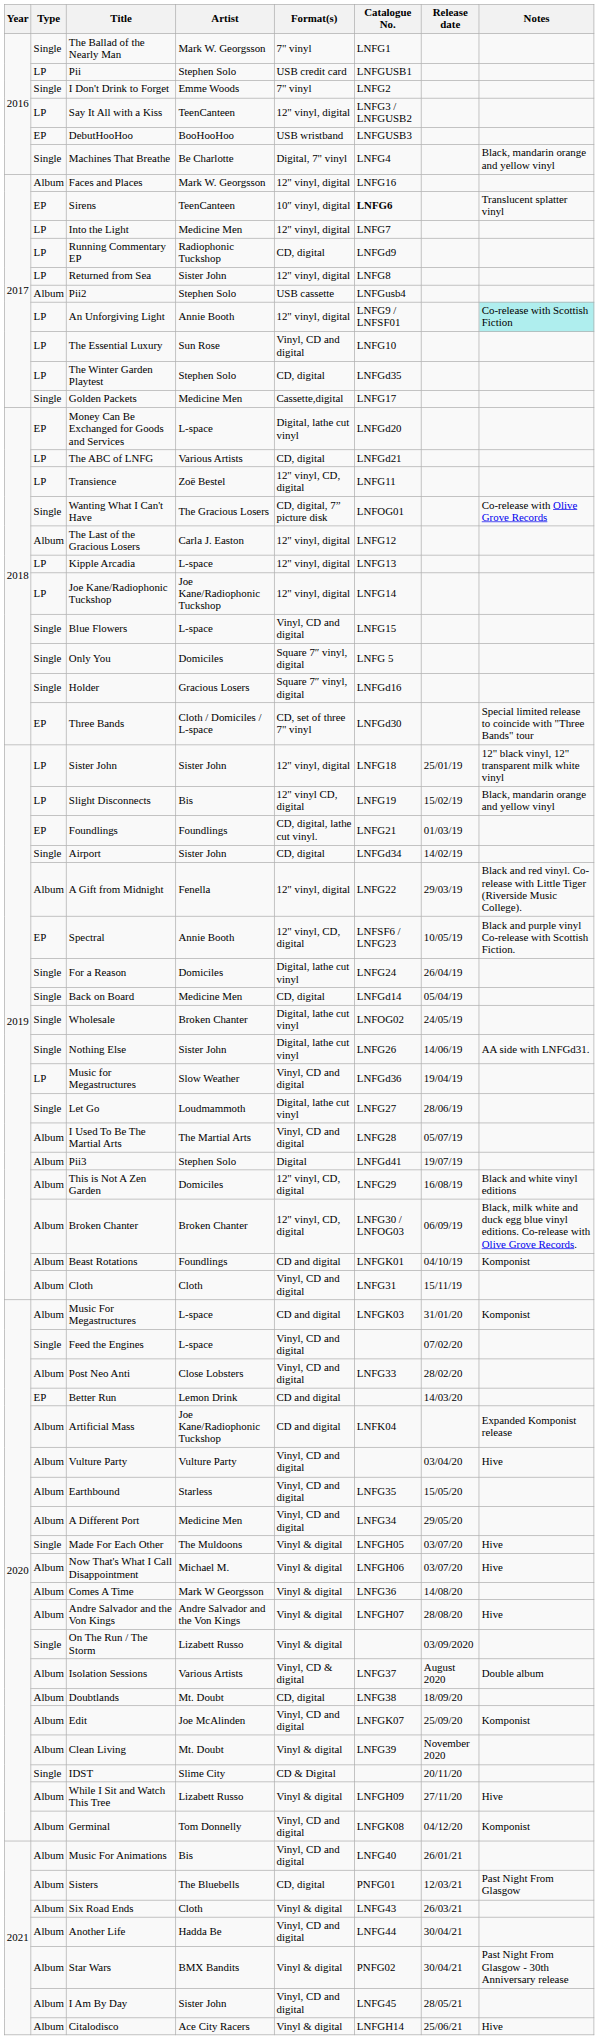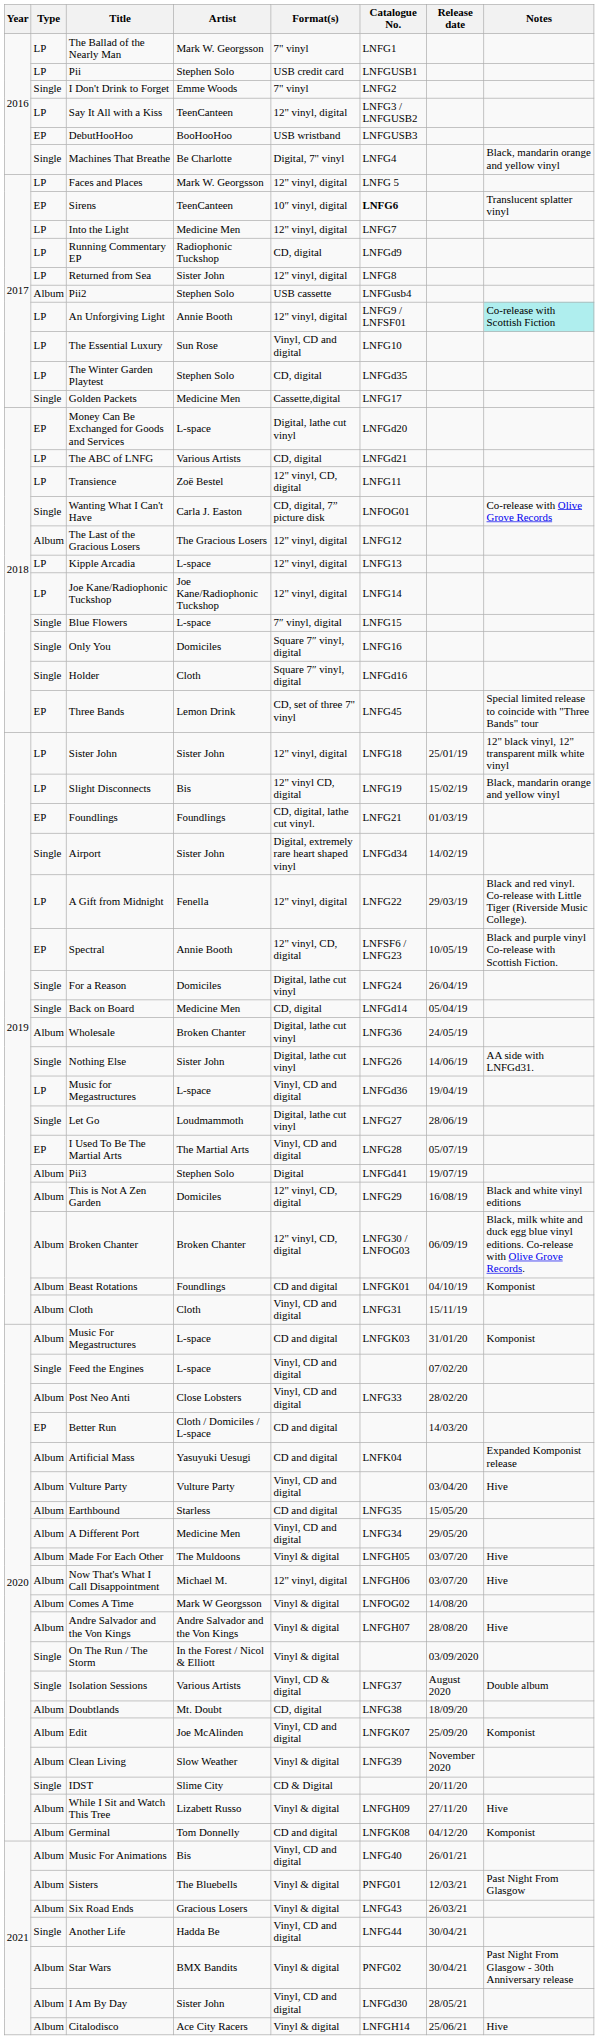(48, 48) Single -> (40, 48) LP
(49, 182) Album -> (40, 182) LP
(376, 182) LNFG16 -> (381, 182) LNFG 5
(224, 511) The Gracious Losers -> (209, 511) Carla J. Easton
(211, 540) Carla J. Easton -> (222, 540) The Gracious Losers
(308, 629) Vinyl, CD and digital -> (308, 623) 7″ vinyl, digital
(375, 658) LNFG 5 -> (382, 646) LNFG16
(214, 688) Gracious Losers -> (189, 675) Cloth
(220, 723) Cloth / Domiciles / L-space -> (206, 711) Lemon Drink
(379, 723) LNFGd30 -> (382, 711) LNFG45
(301, 854) CD, digital -> (313, 854) Digital, extremely rare heart shaped vinyl
(49, 889) Album -> (40, 901) LP
(48, 1019) Single -> (49, 1032) Album
(380, 1019) LNFOG02 -> (382, 1032) LNFG36
(209, 1078) Slow Weather -> (194, 1091) L-space
(49, 1137) Album -> (40, 1150) EP
(208, 1397) Lemon Drink -> (218, 1427) Cloth / Domiciles / L-space
(219, 1426) Joe Kane/Radiophonic Tuckshop -> (214, 1457) Yasuyuki Uesugi
(308, 1491) Vinyl, CD and digital -> (306, 1510) CD and digital
(48, 1544) Single -> (49, 1556) Album
(309, 1568) Vinyl & digital -> (310, 1580) 12" vinyl, digital
(376, 1591) LNFG36 -> (386, 1603) LNFOG02
(211, 1644) Lizabett Russo -> (220, 1656) In the Forest / Nicol & Elliott
(49, 1673) Album -> (48, 1686) Single
(201, 1750) Mt. Doubt -> (207, 1762) Slow Weather
(308, 1826) Vinyl, CD and digital -> (306, 1832) CD and digital
(301, 1885) CD, digital -> (306, 1885) Vinyl & digital
(191, 1908) Cloth -> (212, 1908) Gracious Losers
(49, 1932) Album -> (48, 1932) Single
(376, 2003) LNFG45 -> (385, 2003) LNFGd30
